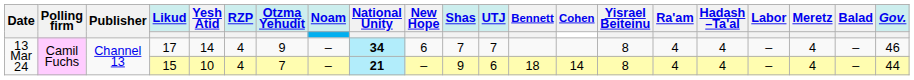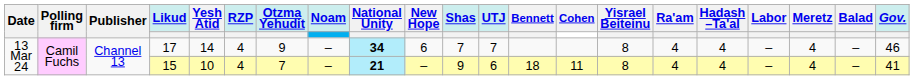(577, 66) 14 -> (577, 66) 11
(893, 66) 44 -> (893, 66) 41
